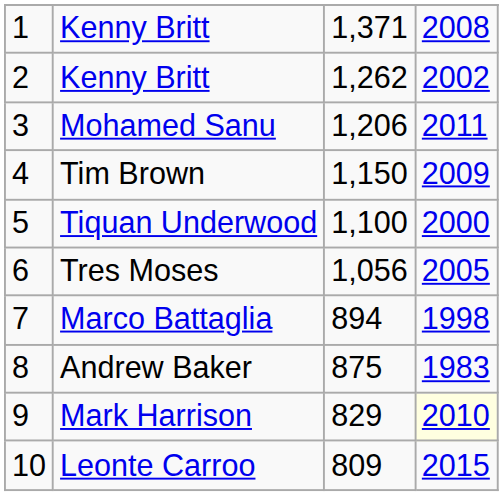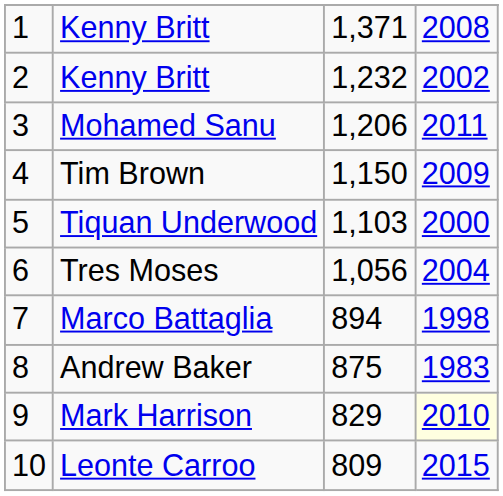(370, 77) 1,262 -> (370, 77) 1,232
(370, 222) 1,100 -> (370, 222) 1,103
(456, 271) 2005 -> (456, 271) 2004
